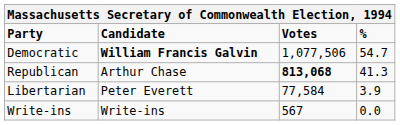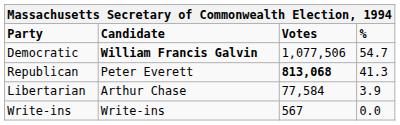(144, 72) Arthur Chase -> (147, 72) Peter Everett
(147, 91) Peter Everett -> (144, 91) Arthur Chase
